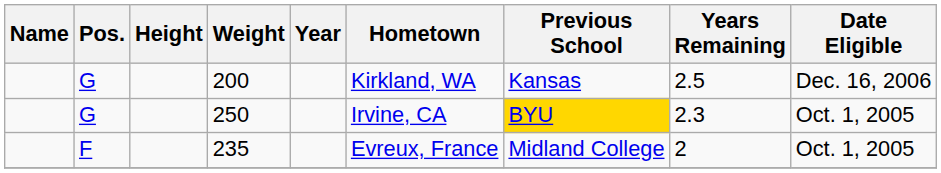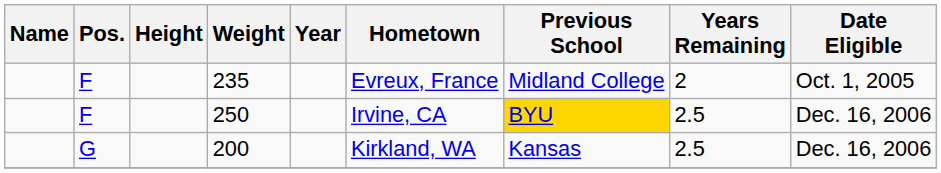rows swapped: (231, 149) <-> (231, 80)
(87, 115) G -> (86, 115) F
(690, 115) 2.3 -> (690, 115) 2.5
(855, 115) Oct. 1, 2005 -> (864, 115) Dec. 16, 2006
